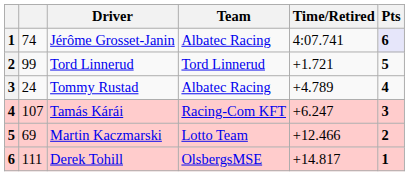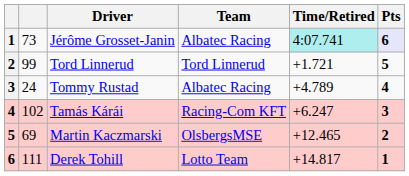(29, 40) 74 -> (29, 40) 73
(318, 40) no background -> (318, 40) paleturquoise background
(33, 111) 107 -> (33, 111) 102
(215, 135) Lotto Team -> (222, 135) OlsbergsMSE
(317, 135) +12.466 -> (317, 135) +12.465
(222, 159) OlsbergsMSE -> (215, 159) Lotto Team
